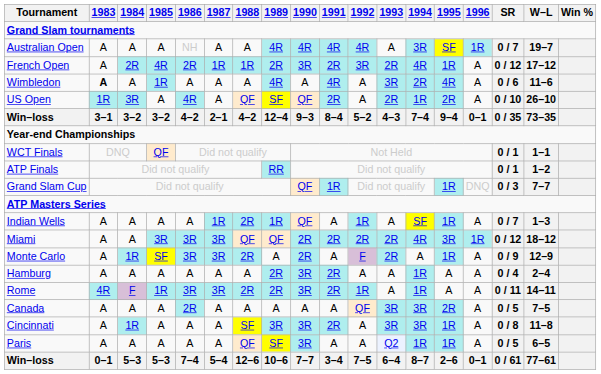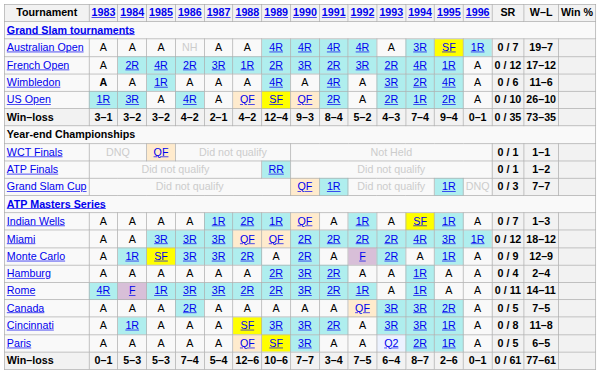(219, 64) 1R -> (219, 64) 3R
(420, 342) 1R -> (420, 342) 2R
